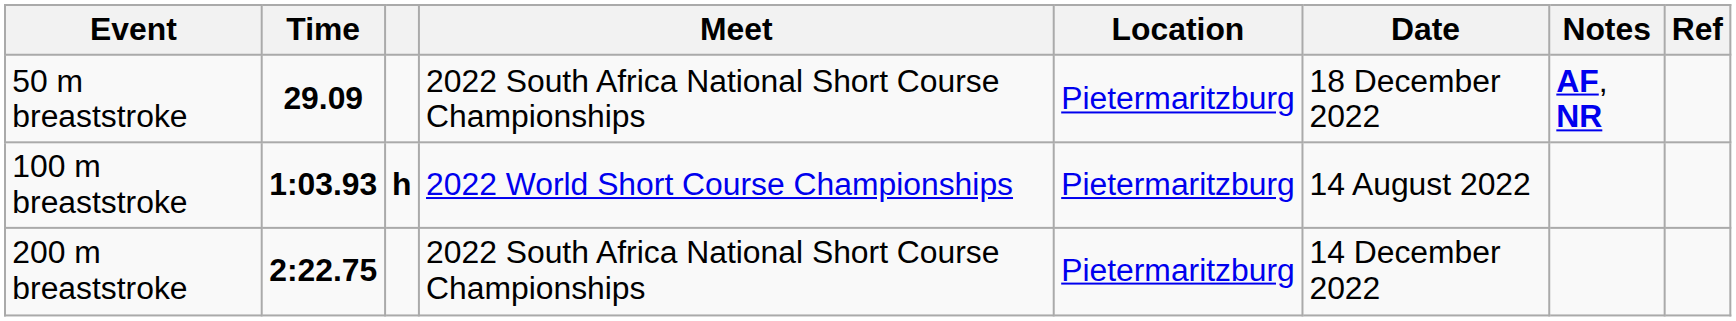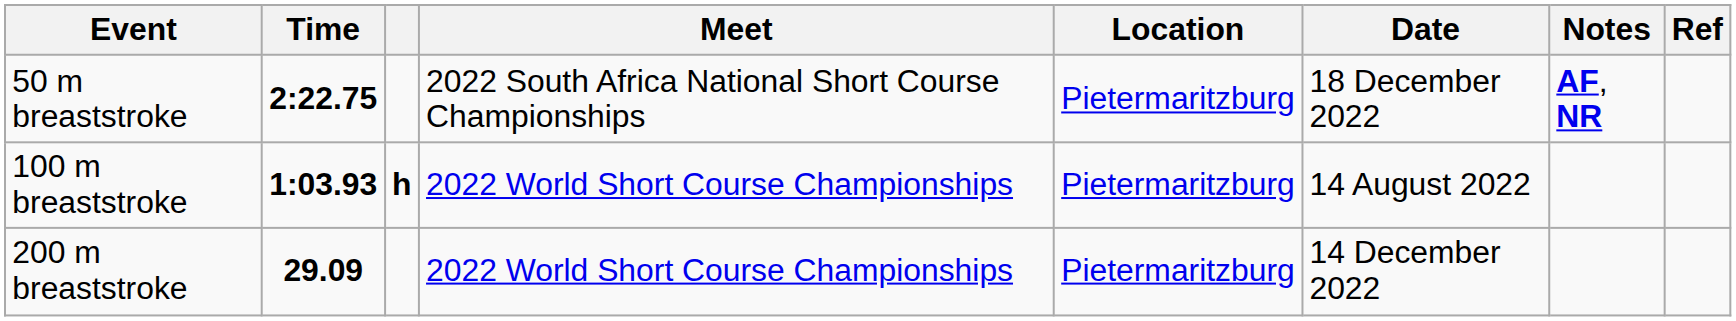(323, 98) 29.09 -> (323, 98) 2:22.75
(323, 270) 2:22.75 -> (323, 270) 29.09
(713, 270) 2022 South Africa National Short Course Championships -> (720, 270) 2022 World Short Course Championships
